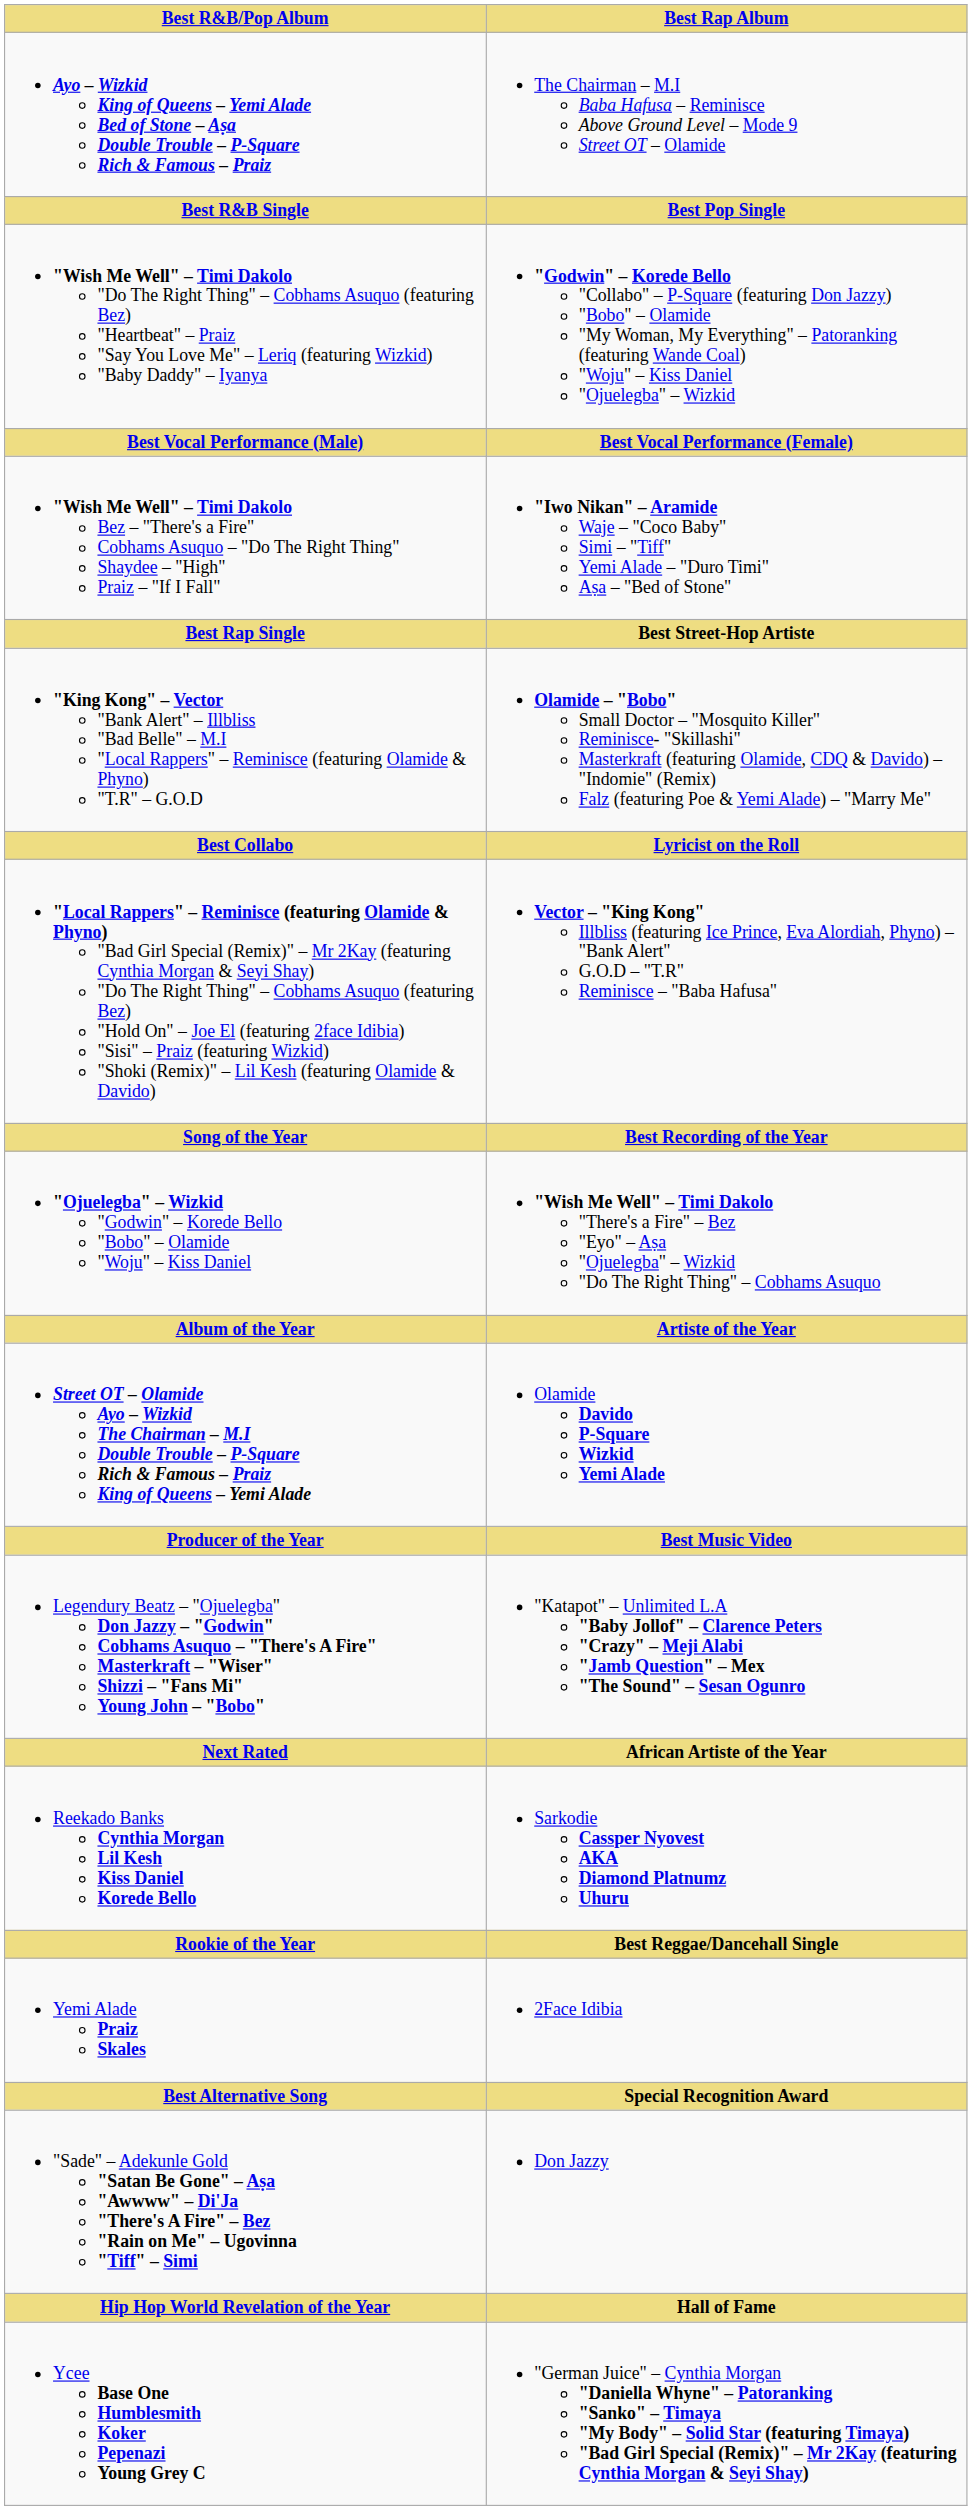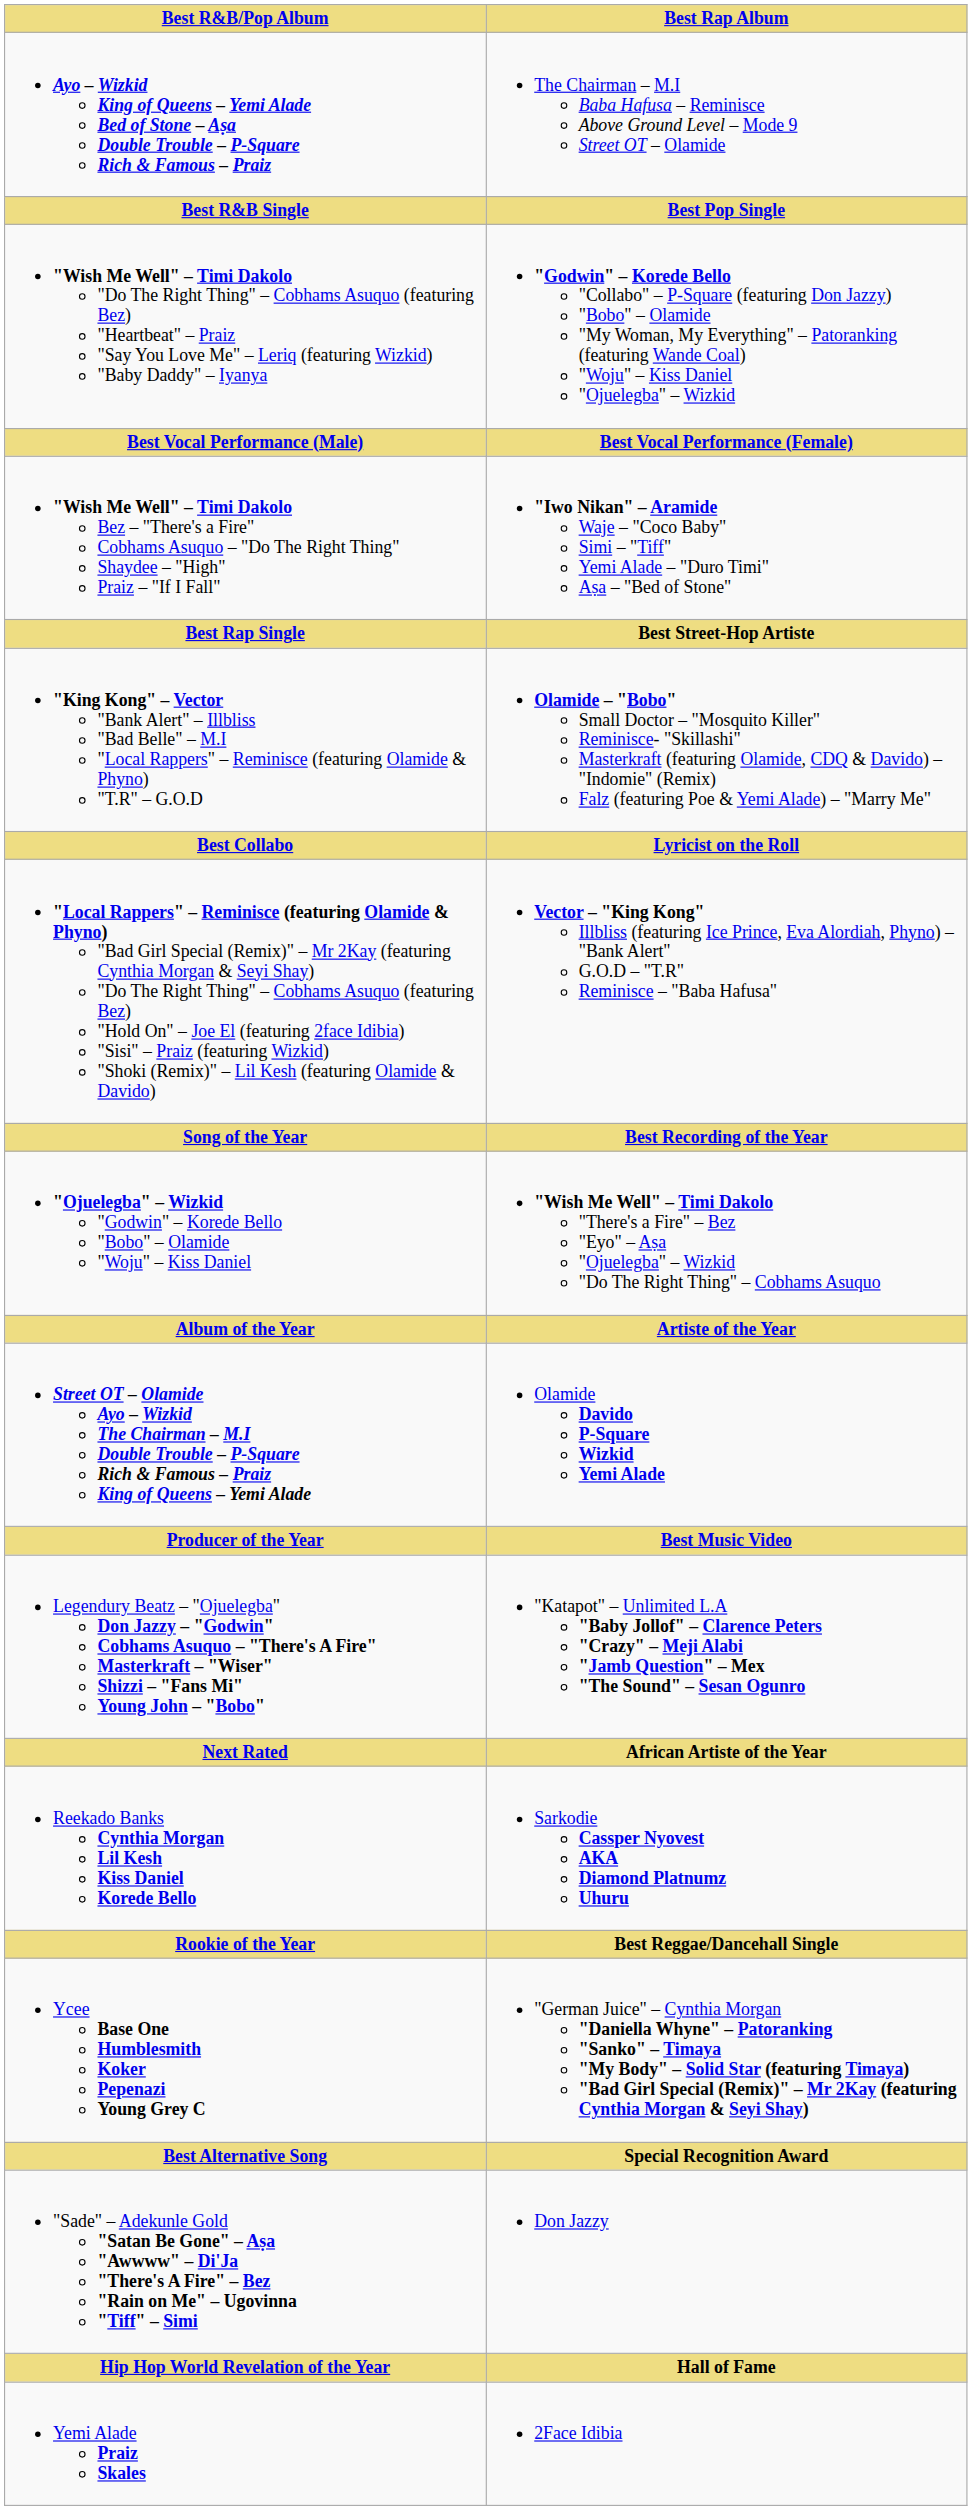rows swapped: (245, 2424) <-> (245, 2030)
